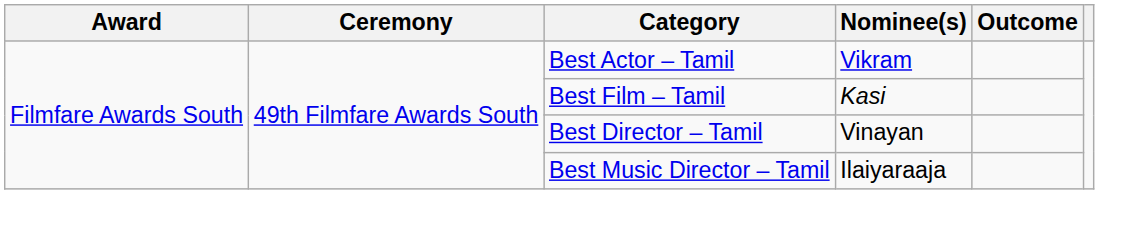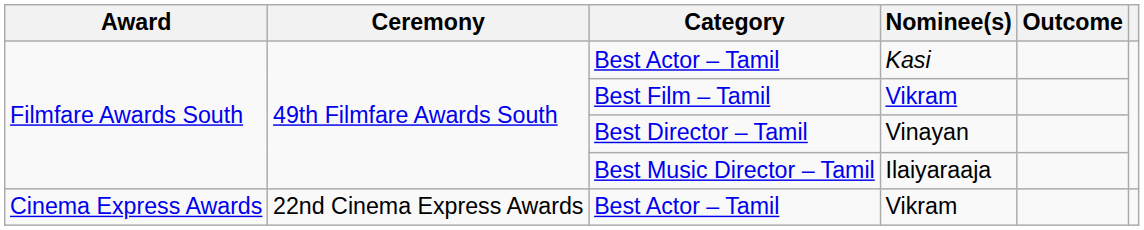(876, 59) Vikram -> (908, 59) Kasi
(863, 96) Kasi -> (921, 96) Vikram
+ row: (136, 206)
